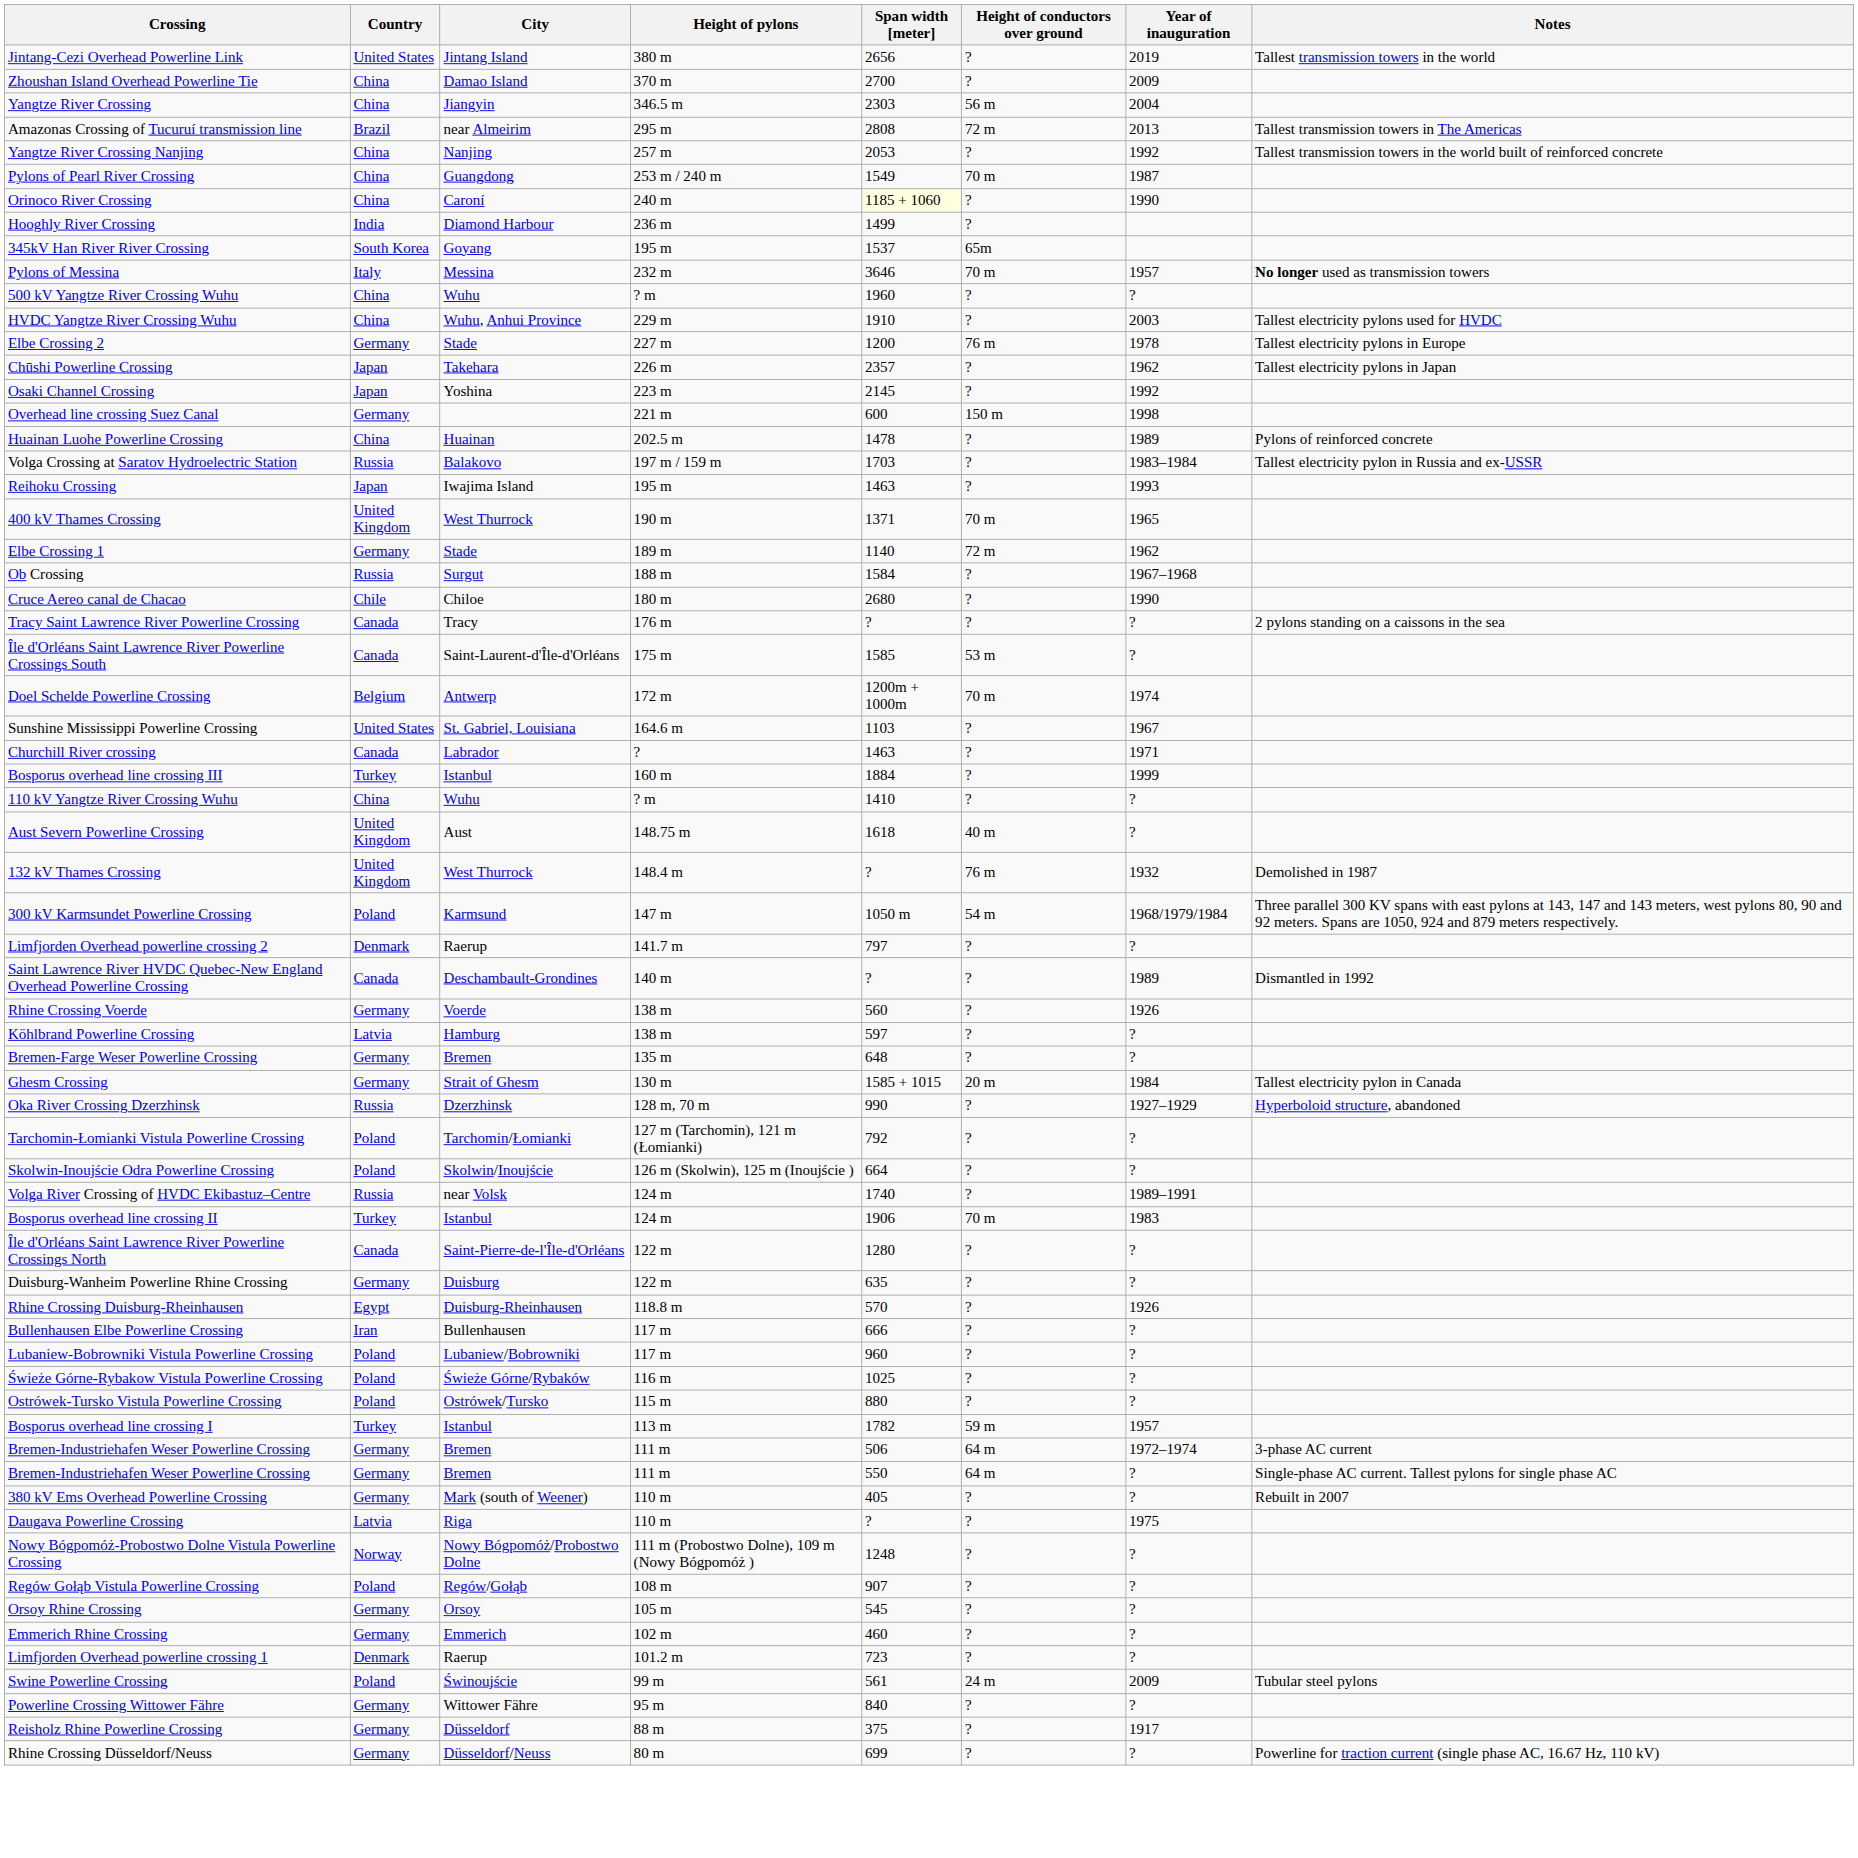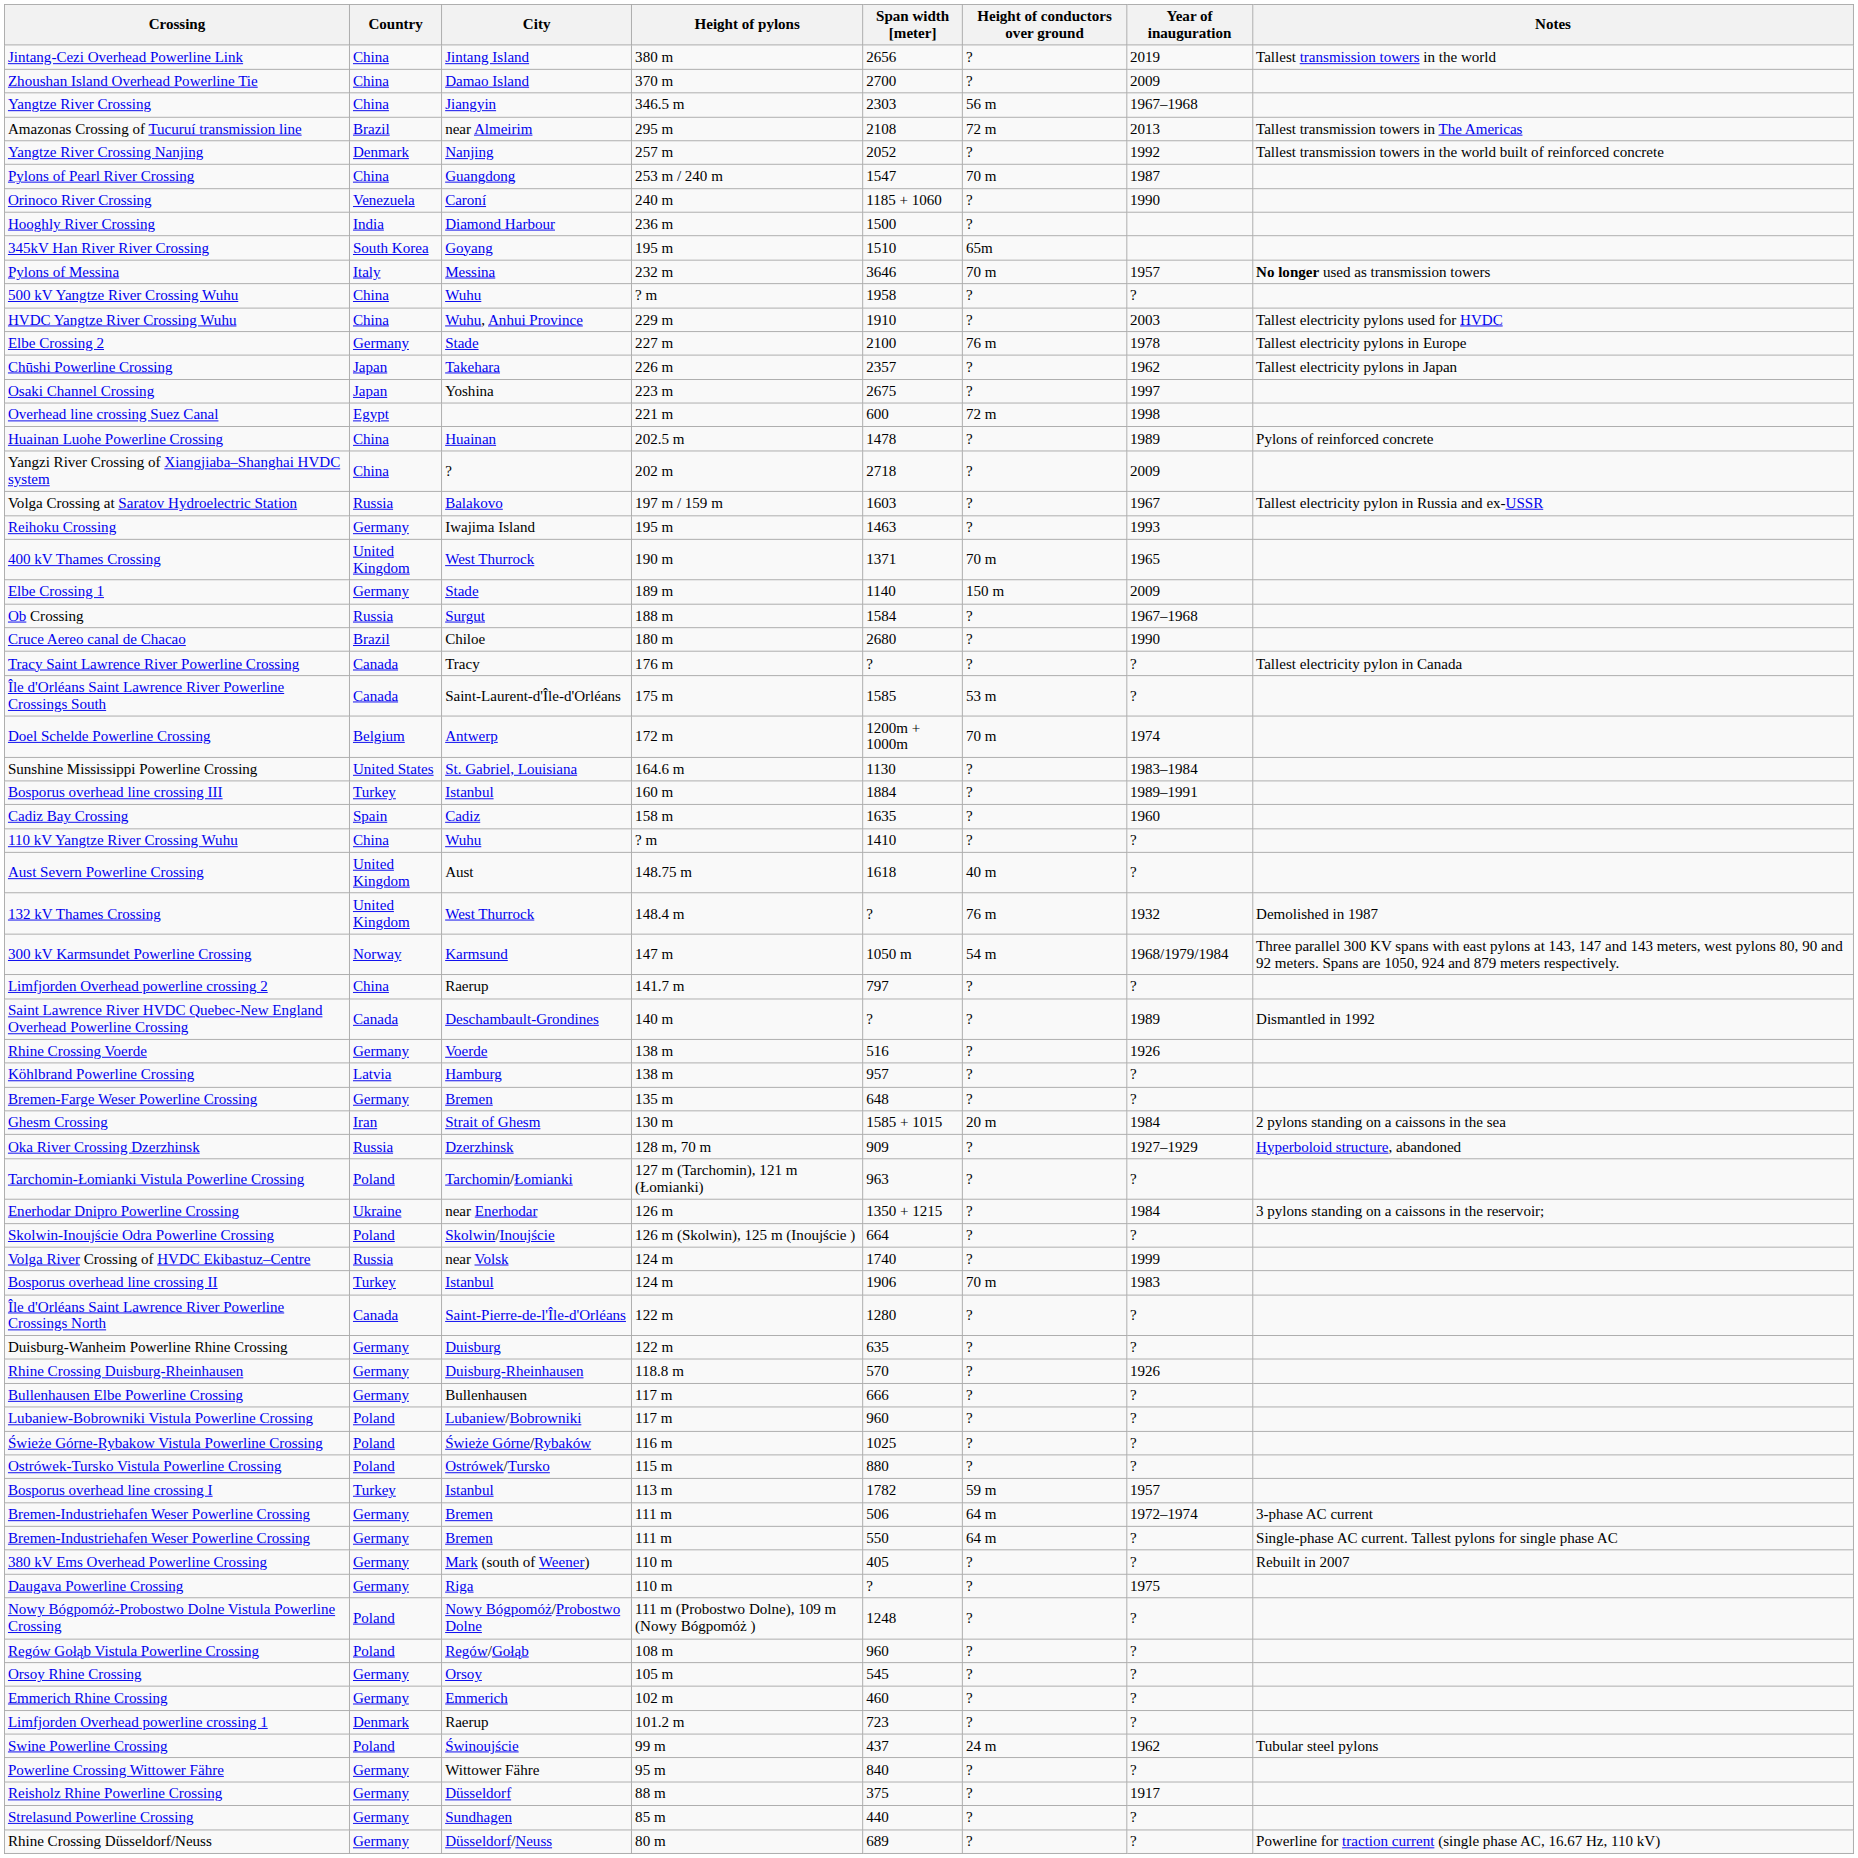(394, 57) United States -> (371, 57) China
(1144, 104) 2004 -> (1164, 104) 1967–1968
(880, 128) 2808 -> (881, 128) 2108
(371, 152) China -> (381, 152) Denmark
(880, 152) 2053 -> (881, 152) 2052
(880, 176) 1549 -> (881, 176) 1547
(371, 200) China -> (384, 200) Venezuela
(903, 200) lightyellow background -> (904, 200) no background
(880, 224) 1499 -> (881, 224) 1500
(880, 248) 1537 -> (881, 248) 1510
(880, 295) 1960 -> (881, 295) 1958
(880, 343) 1200 -> (881, 343) 2100
(880, 391) 2145 -> (881, 391) 2675
(1144, 391) 1992 -> (1145, 391) 1997
(381, 414) Germany -> (371, 414) Egypt
(984, 414) 150 m -> (981, 414) 72 m
+ row: (174, 471)
(880, 462) 1703 -> (881, 503) 1603
(1163, 462) 1983–1984 -> (1145, 503) 1967
(371, 486) Japan -> (381, 527) Germany
(980, 551) 72 m -> (985, 591) 150 m
(1144, 551) 1962 -> (1145, 591) 2009
(370, 598) Chile -> (371, 639) Brazil
(1380, 622) 2 pylons standing on a caissons in the sea -> (1359, 663) Tallest electricity pylon in Canada
(880, 728) 1103 -> (881, 768) 1130
(1144, 728) 1967 -> (1164, 768) 1983–1984
- row: (82, 751)
(1144, 775) 1999 -> (1164, 792) 1989–1991
+ row: (68, 816)
(374, 913) Poland -> (377, 954) Norway
(381, 945) Denmark -> (371, 986) China
(876, 1010) 560 -> (877, 1051) 516
(876, 1034) 597 -> (877, 1075) 957
(381, 1082) Germany -> (365, 1122) Iran
(1358, 1082) Tallest electricity pylon in Canada -> (1381, 1122) 2 pylons standing on a caissons in the sea
(876, 1105) 990 -> (877, 1146) 909
(876, 1138) 792 -> (877, 1178) 963
+ row: (123, 1211)
(1163, 1194) 1989–1991 -> (1145, 1258) 1999
(371, 1306) Egypt -> (381, 1371) Germany
(366, 1330) Iran -> (381, 1395) Germany
(373, 1521) Latvia -> (381, 1585) Germany
(378, 1553) Norway -> (374, 1618) Poland
(876, 1585) 907 -> (877, 1650) 960
(876, 1681) 561 -> (877, 1746) 437
(1144, 1681) 2009 -> (1145, 1746) 1962
+ row: (101, 1817)
(876, 1752) 699 -> (877, 1841) 689
